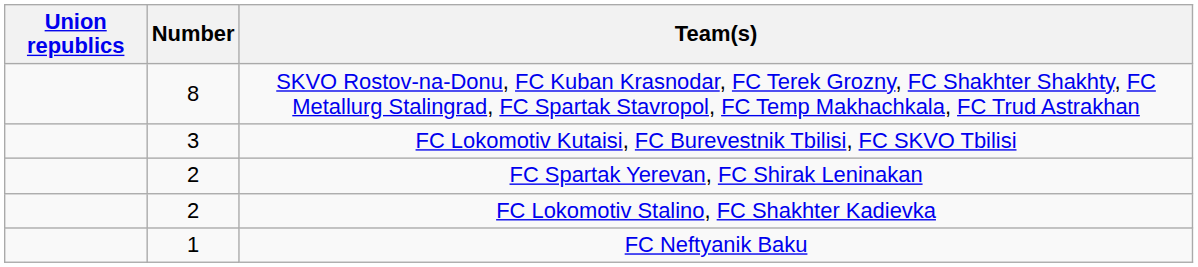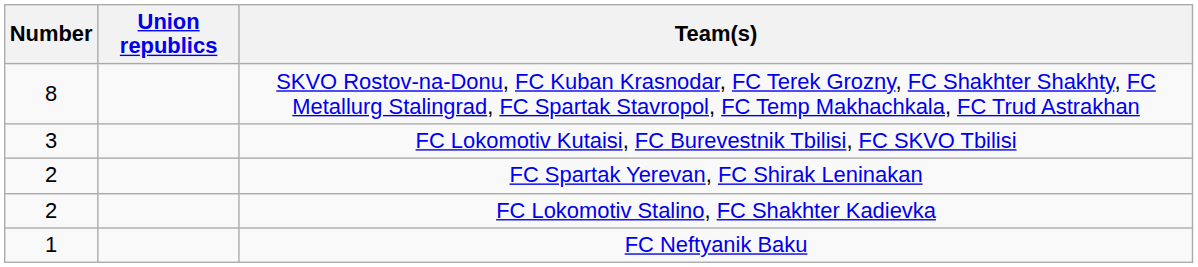columns swapped: (193, 34) <-> (76, 34)
